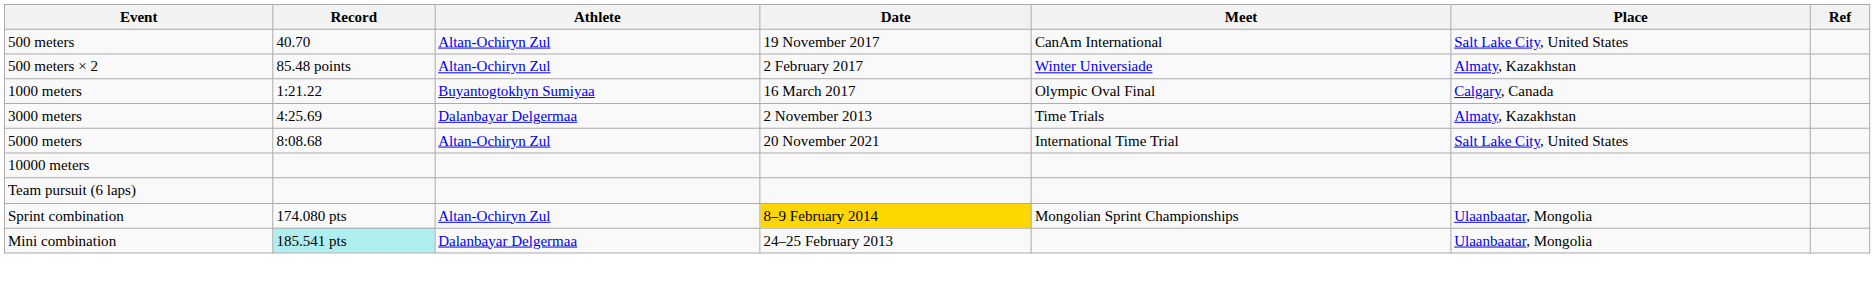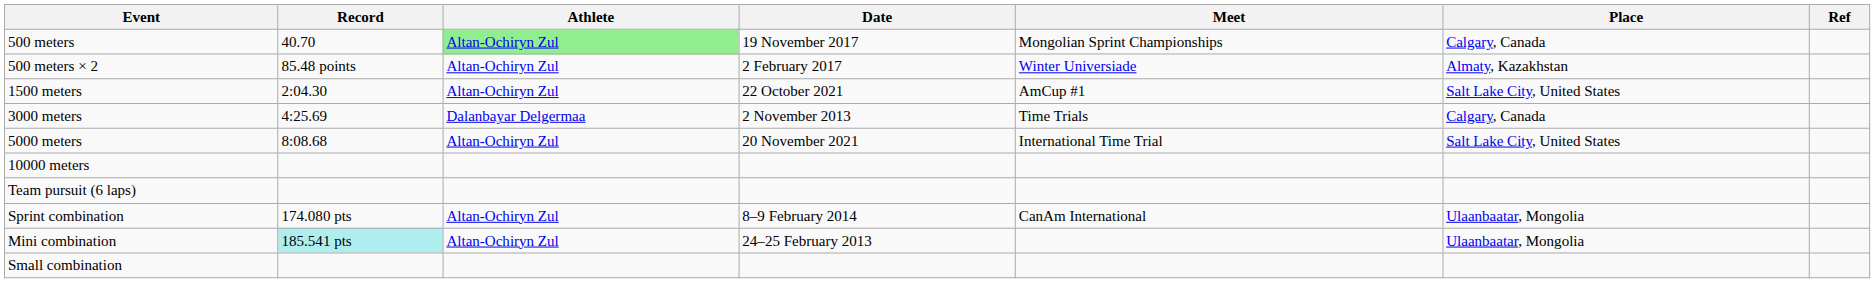(494, 41) no background -> (503, 41) lightgreen background
(1099, 41) CanAm International -> (1121, 41) Mongolian Sprint Championships
(1541, 41) Salt Lake City, United States -> (1496, 41) Calgary, Canada
- row: (45, 91)
+ row: (45, 91)
(1515, 116) Almaty, Kazakhstan -> (1496, 116) Calgary, Canada
(821, 215) gold background -> (800, 215) no background
(1137, 215) Mongolian Sprint Championships -> (1083, 215) CanAm International
(508, 240) Dalanbayar Delgermaa -> (503, 240) Altan-Ochiryn Zul
+ row: (65, 265)
